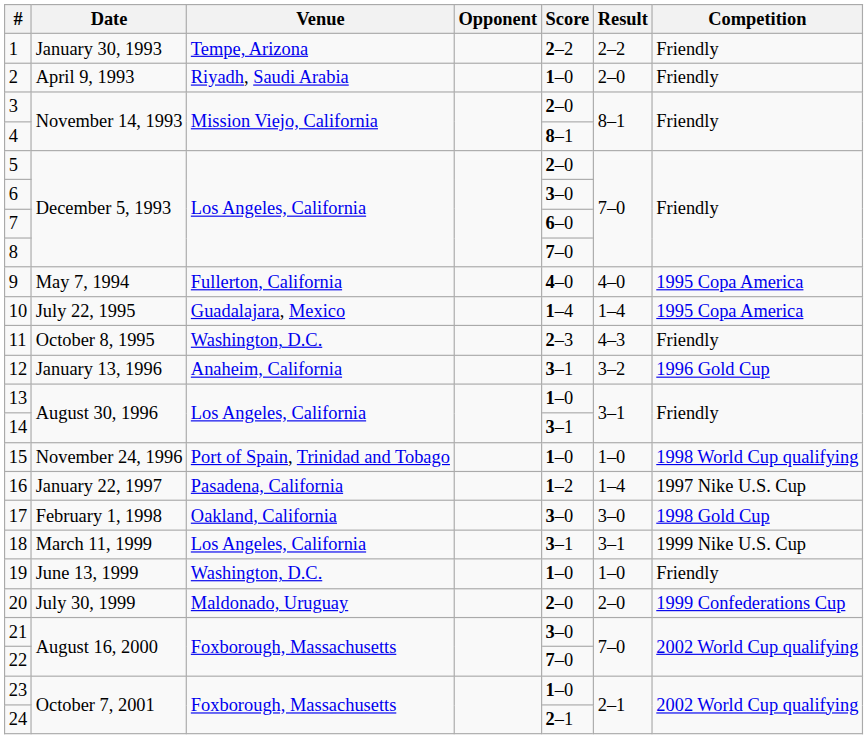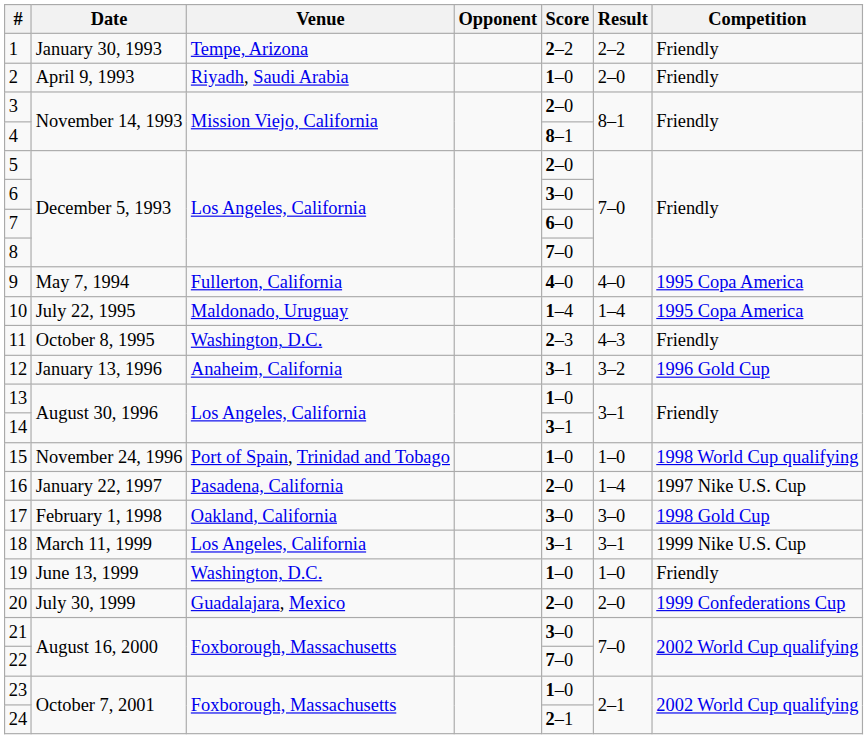(268, 310) Guadalajara, Mexico -> (270, 310) Maldonado, Uruguay
(559, 485) 1–2 -> (559, 485) 2–0
(270, 602) Maldonado, Uruguay -> (268, 602) Guadalajara, Mexico
